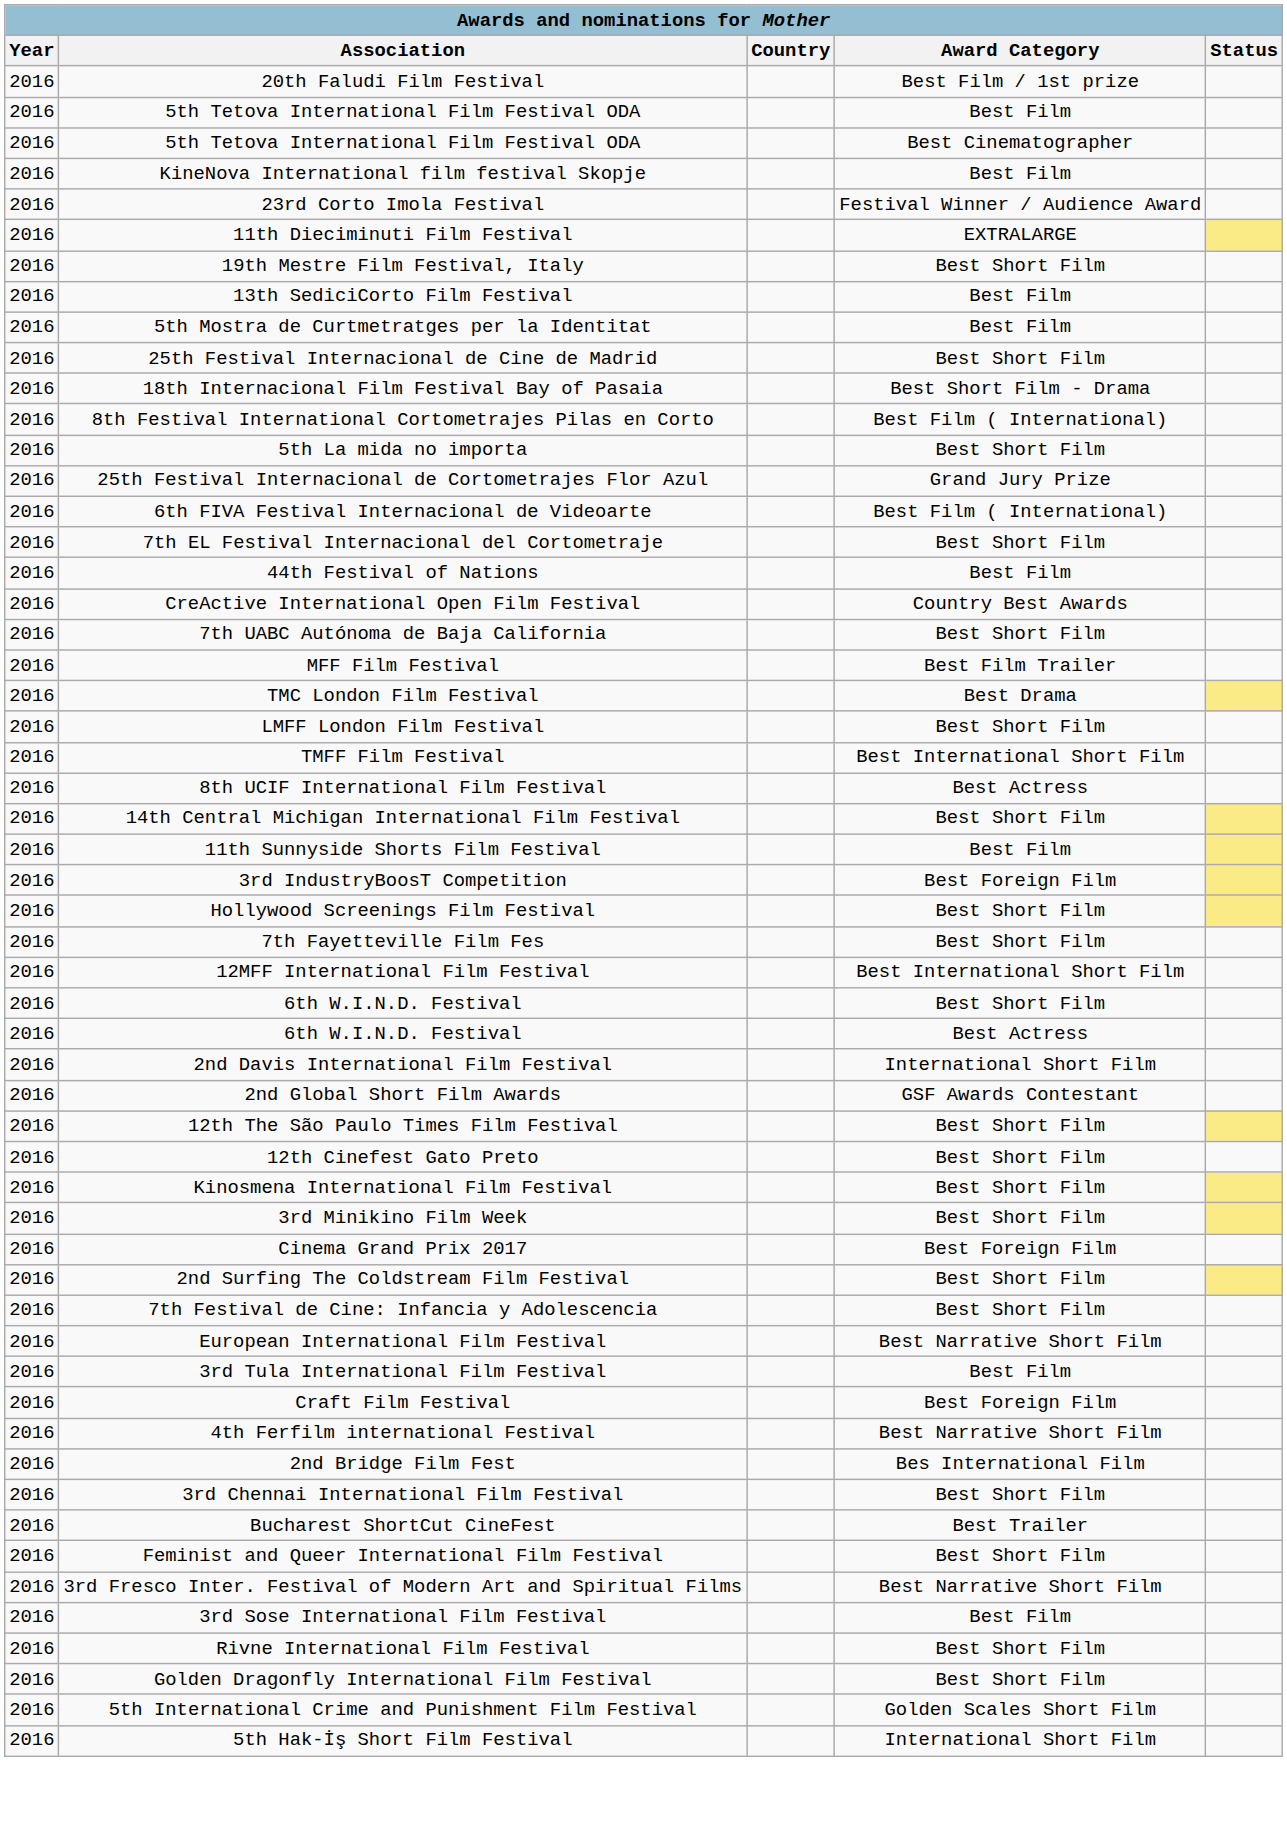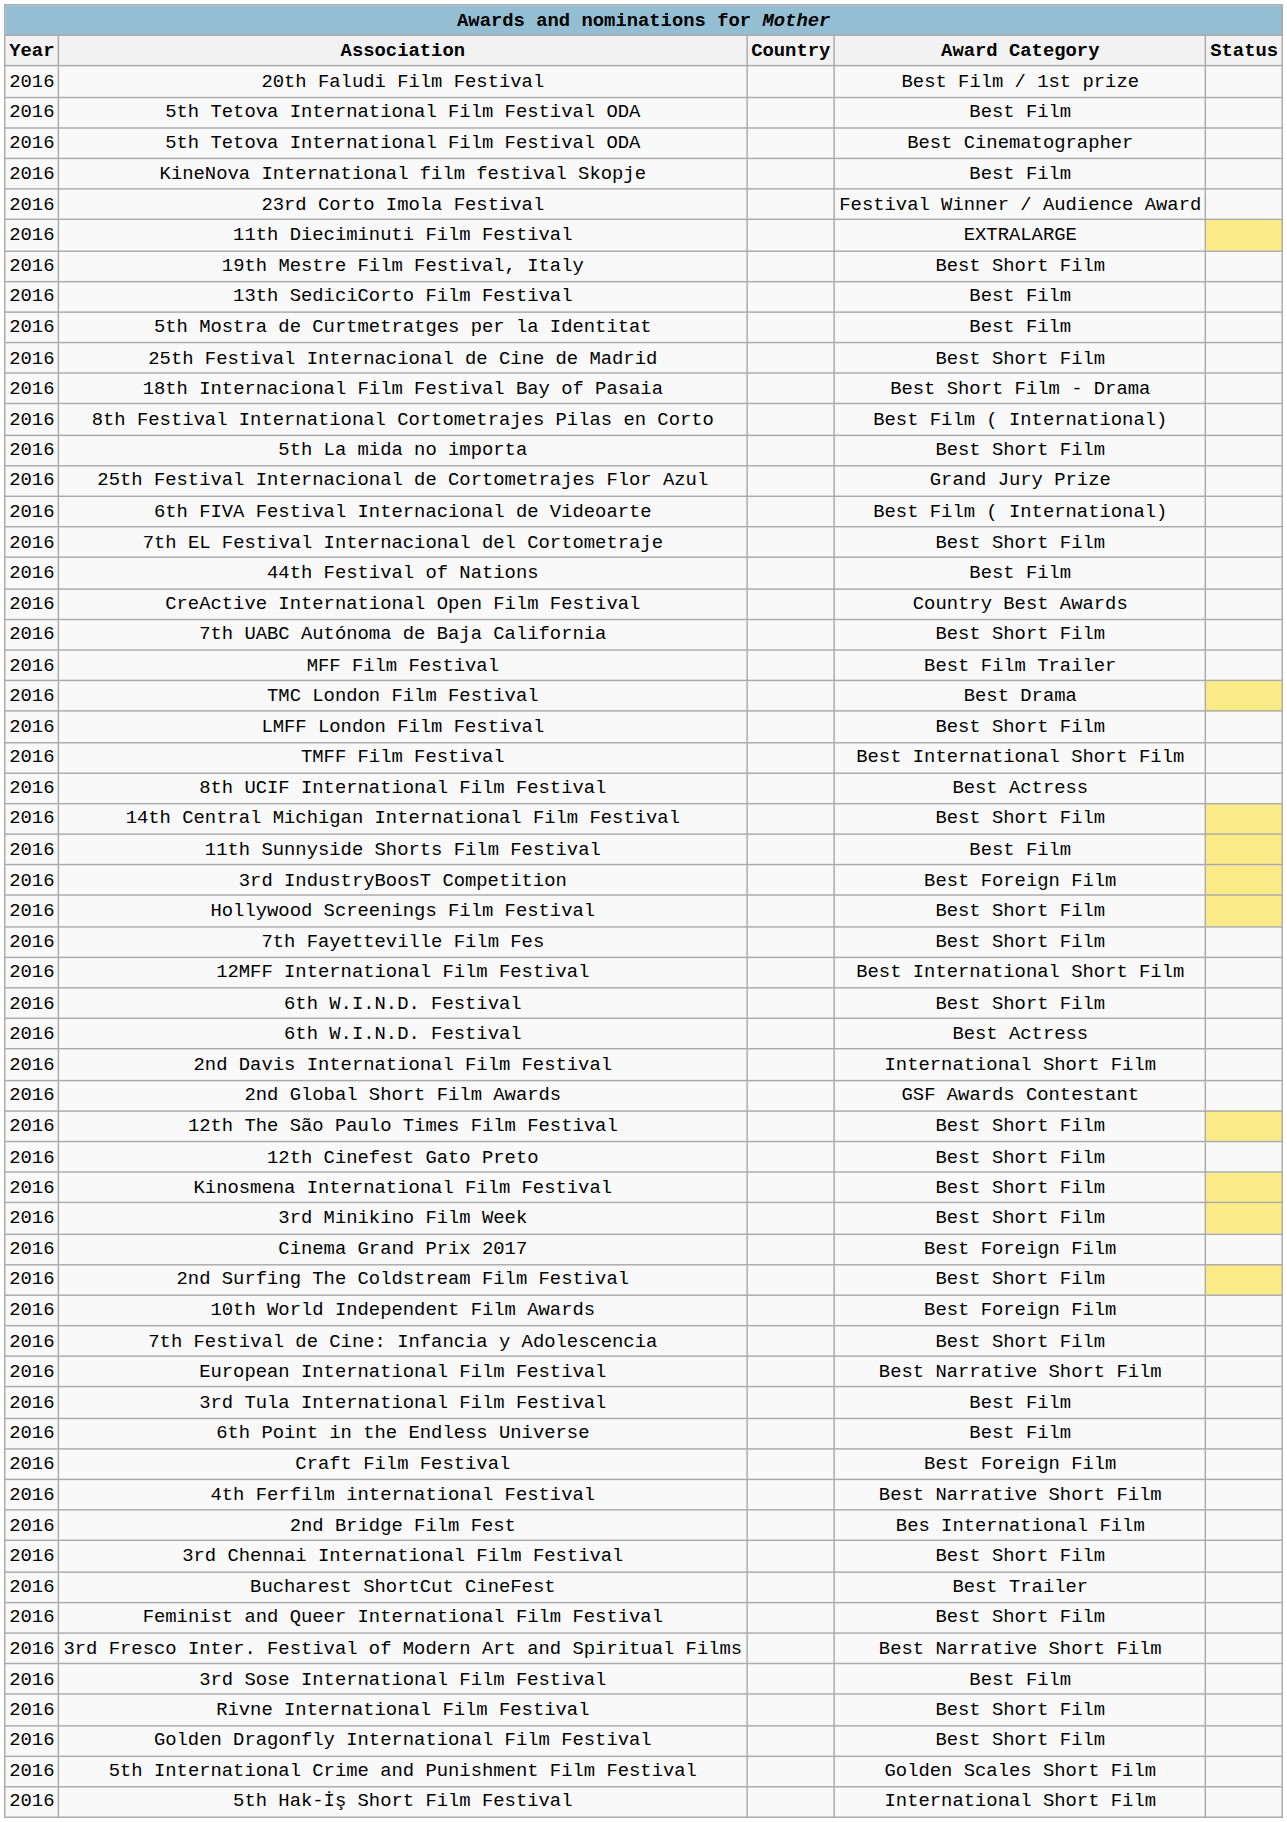+ row: (403, 1310)
+ row: (403, 1433)
